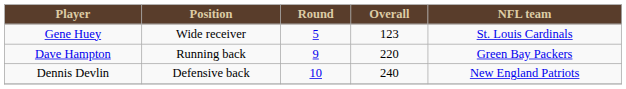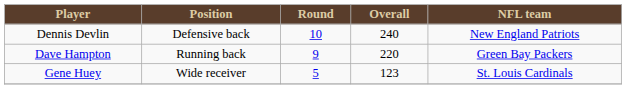rows swapped: (73, 34) <-> (73, 73)
